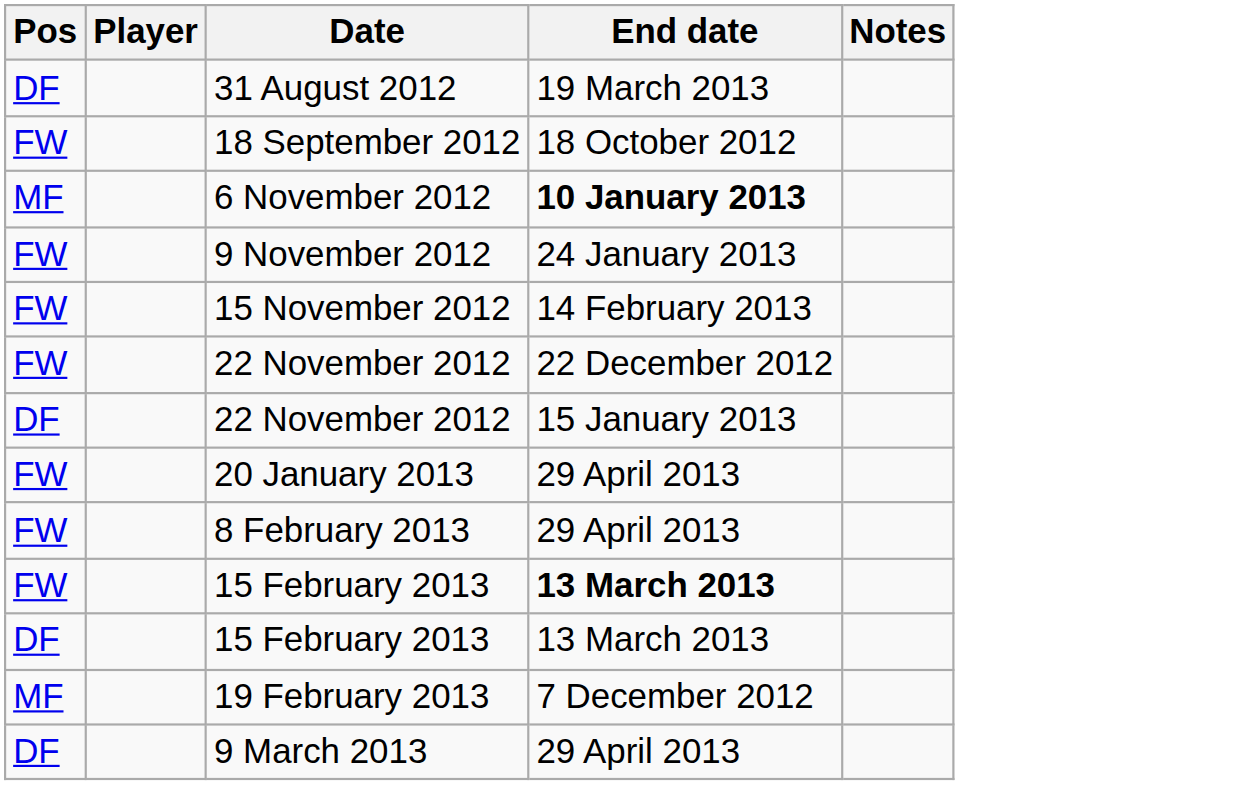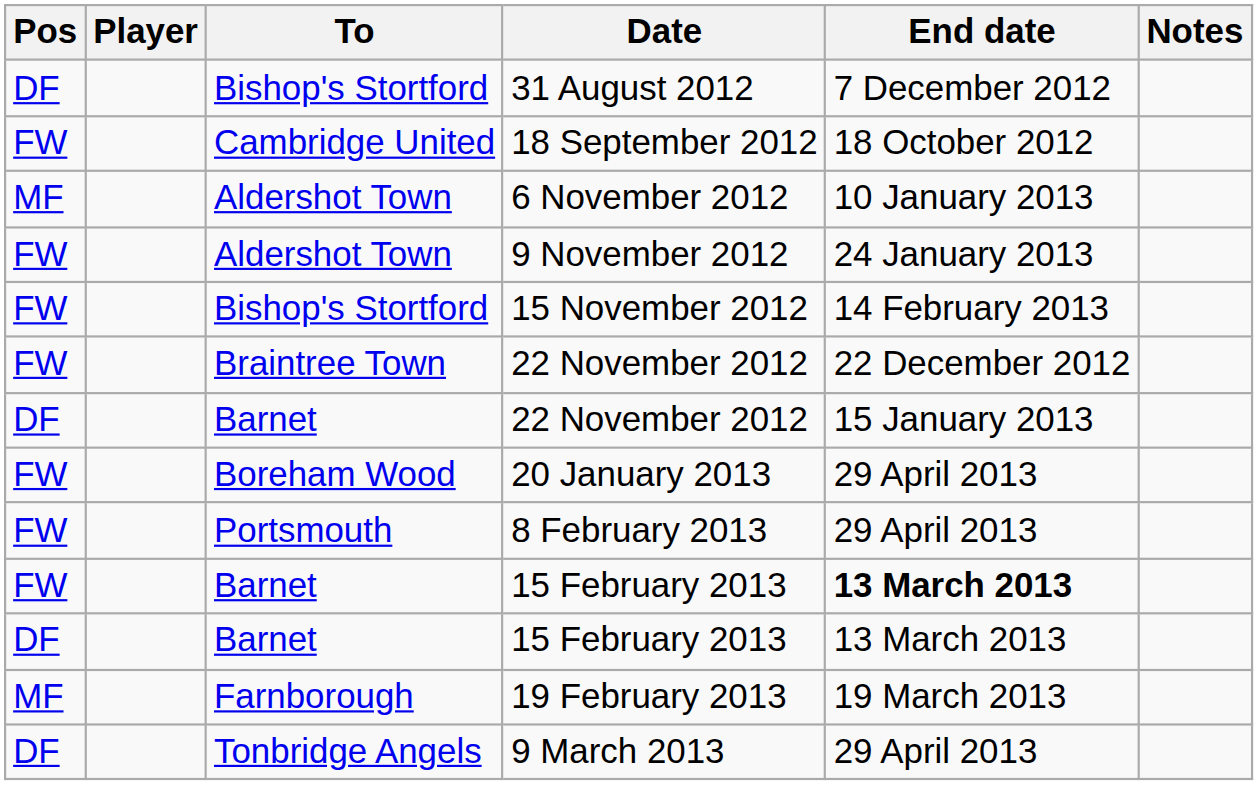+ column: (355, 32)
(653, 87) 19 March 2013 -> (972, 87) 7 December 2012
(671, 198) bold -> (964, 198) normal
(675, 695) 7 December 2012 -> (950, 695) 19 March 2013
